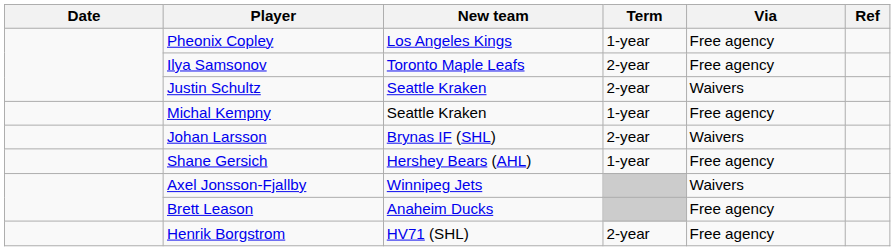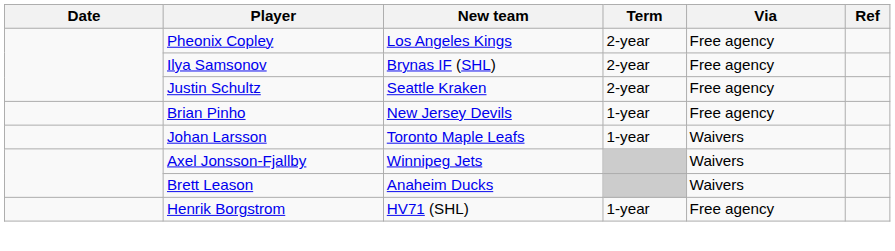(628, 40) 1-year -> (628, 40) 2-year
(456, 64) Toronto Maple Leafs -> (441, 64) Brynas IF (SHL)
(717, 88) Waivers -> (732, 88) Free agency
+ row: (206, 112)
- row: (219, 112)
(441, 137) Brynas IF (SHL) -> (456, 137) Toronto Maple Leafs
(628, 137) 2-year -> (628, 137) 1-year
- row: (217, 161)
(732, 209) Free agency -> (717, 185) Waivers
(628, 233) 2-year -> (628, 209) 1-year
